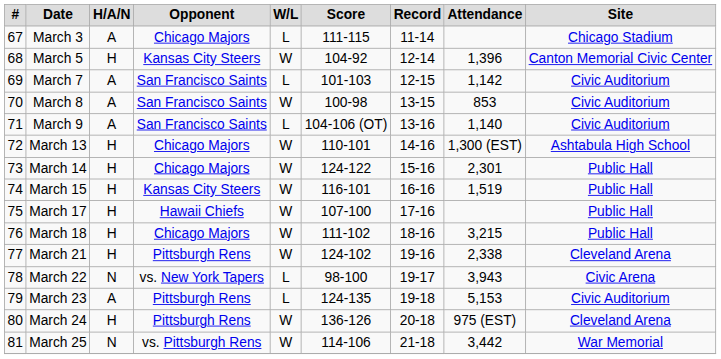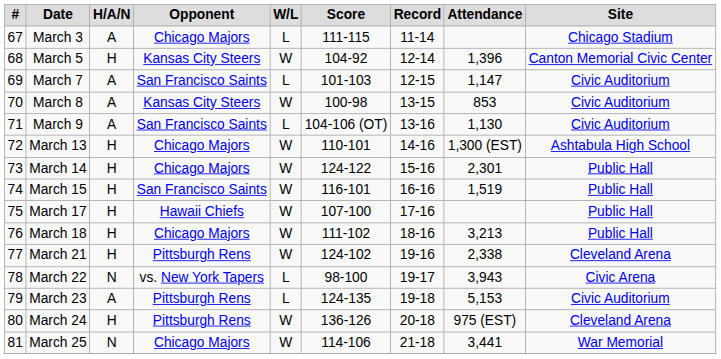(485, 80) 1,142 -> (485, 80) 1,147
(202, 102) San Francisco Saints -> (202, 102) Kansas City Steers
(485, 124) 1,140 -> (485, 124) 1,130
(202, 189) Kansas City Steers -> (202, 189) San Francisco Saints
(485, 233) 3,215 -> (485, 233) 3,213
(202, 342) vs. Pittsburgh Rens -> (202, 342) Chicago Majors
(485, 342) 3,442 -> (485, 342) 3,441
